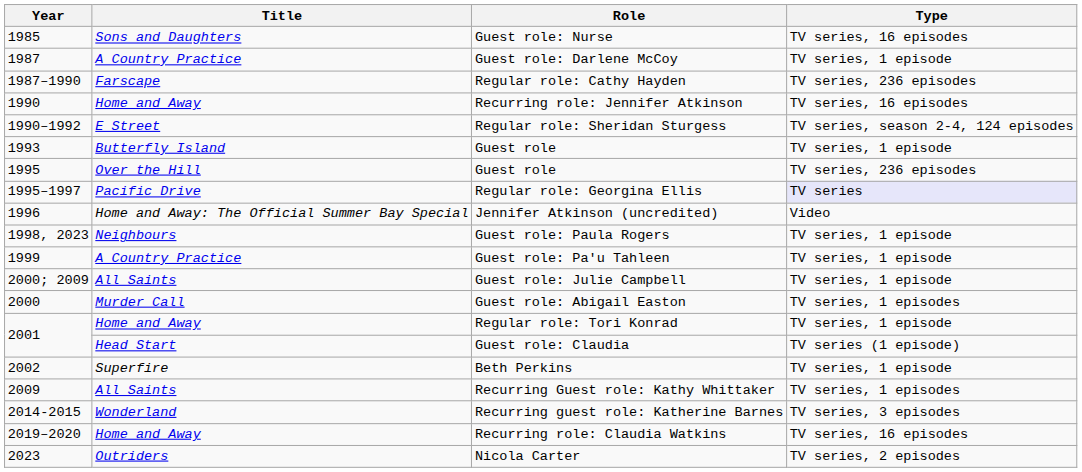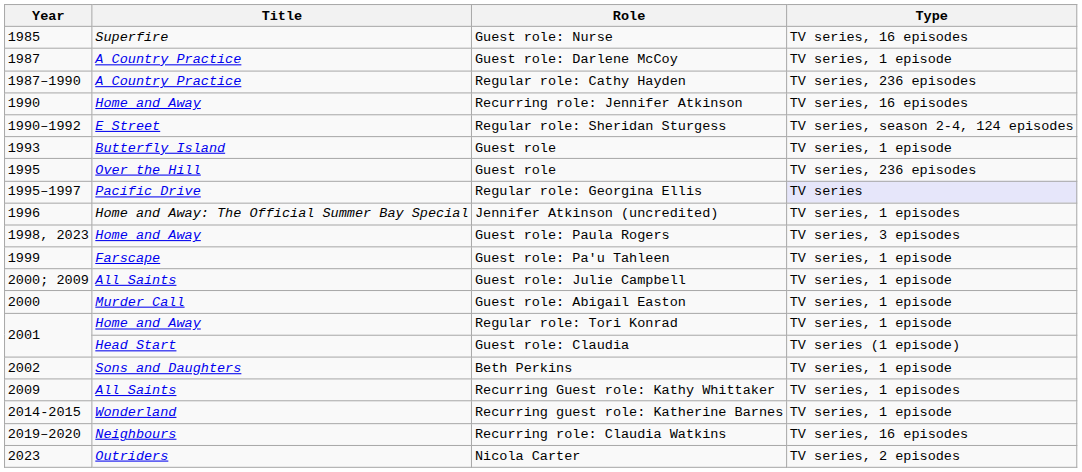(168, 38) Sons and Daughters -> (132, 38) Superfire
(128, 82) Farscape -> (168, 82) A Country Practice
(810, 214) Video -> (875, 214) TV series, 1 episodes
(136, 236) Neighbours -> (148, 236) Home and Away
(871, 236) TV series, 1 episode -> (875, 236) TV series, 3 episodes
(168, 258) A Country Practice -> (128, 258) Farscape
(875, 302) TV series, 1 episodes -> (871, 302) TV series, 1 episode
(132, 368) Superfire -> (168, 368) Sons and Daughters
(875, 412) TV series, 3 episodes -> (871, 412) TV series, 1 episode
(148, 434) Home and Away -> (136, 434) Neighbours
